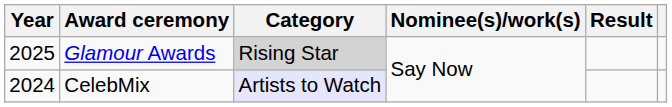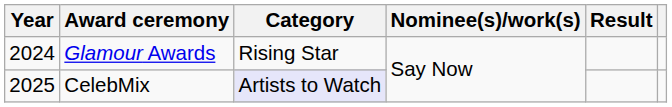(32, 53) 2025 -> (32, 53) 2024
(289, 53) lightgrey background -> (289, 53) no background
(32, 85) 2024 -> (32, 85) 2025
